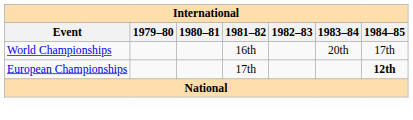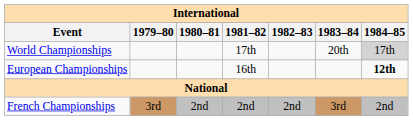(246, 50) 16th -> (246, 50) 17th
(385, 50) no background -> (385, 50) lightgrey background
(246, 69) 17th -> (246, 69) 16th
+ row: (61, 106)
